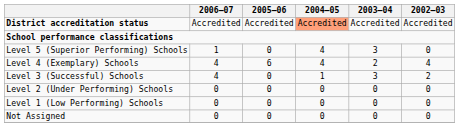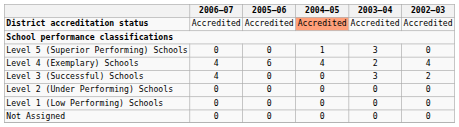(216, 51) 1 -> (216, 51) 0
(322, 51) 4 -> (322, 51) 1
(322, 77) 1 -> (322, 77) 0
